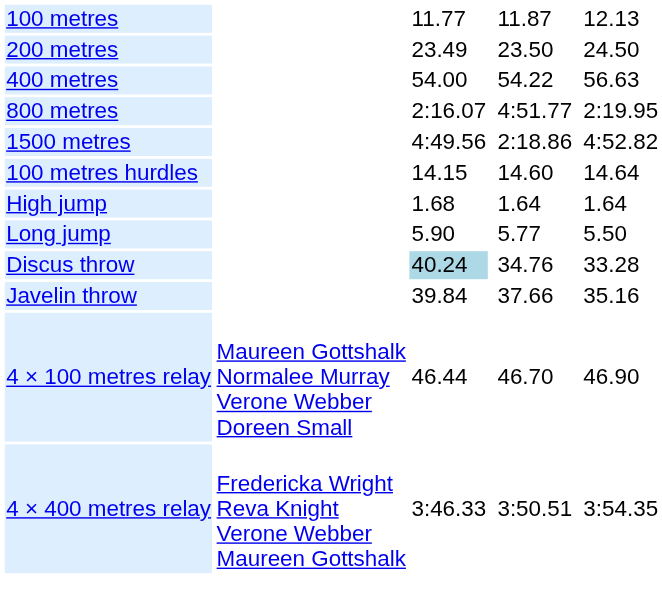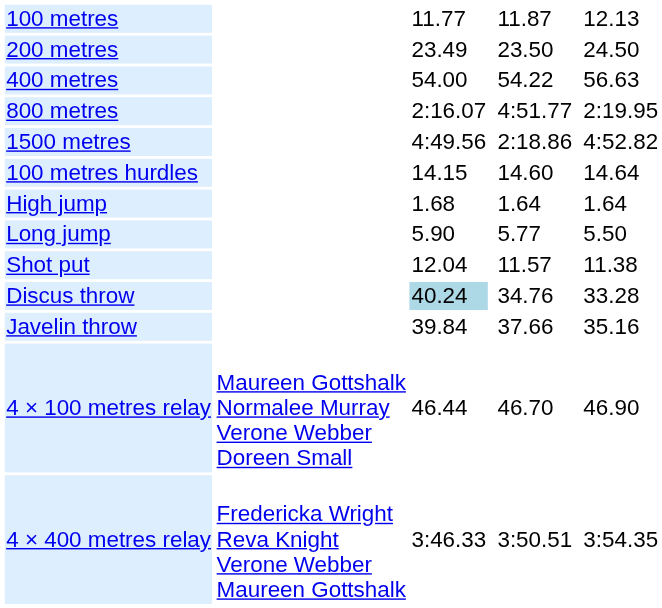+ row: (48, 264)
